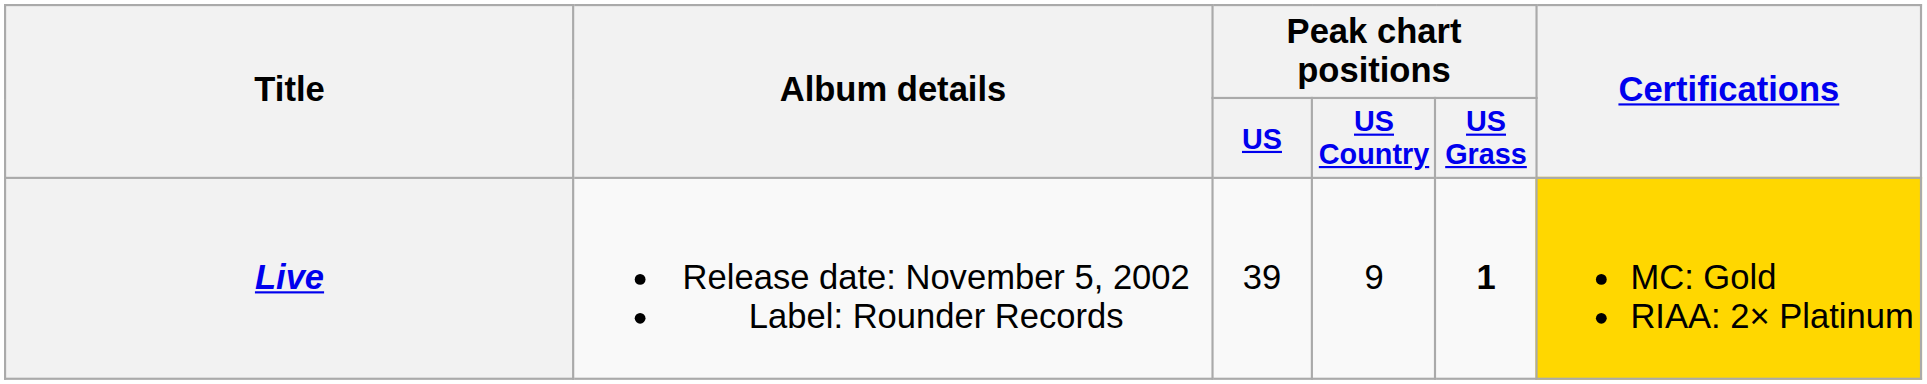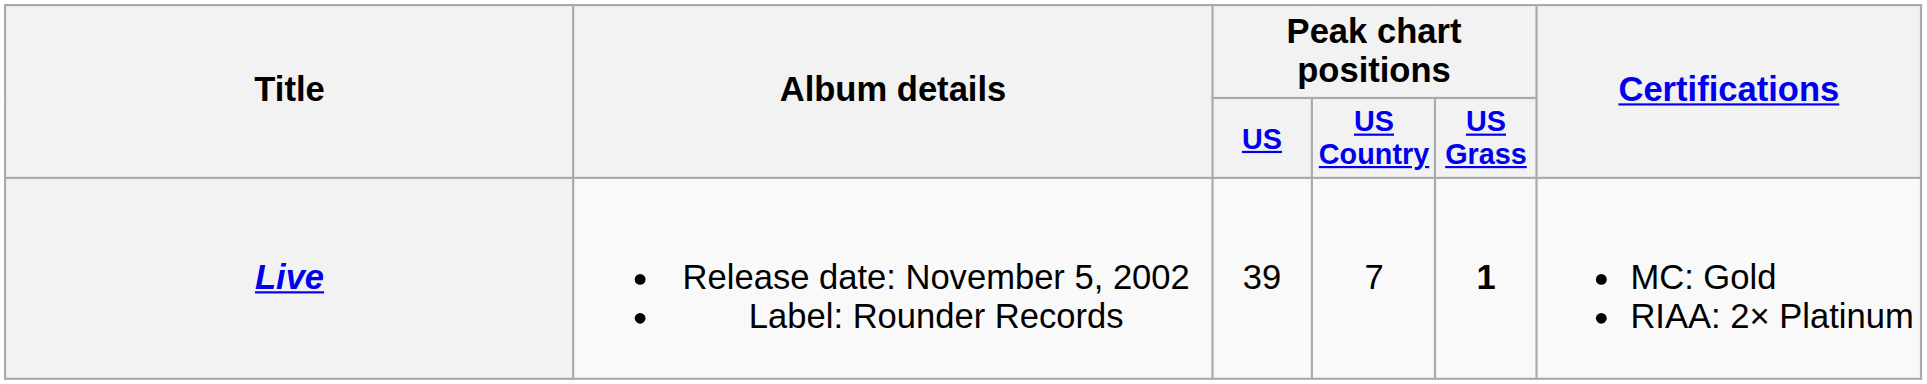(1374, 277) 9 -> (1374, 277) 7
(1729, 297) gold background -> (1729, 297) no background
